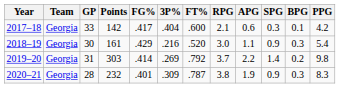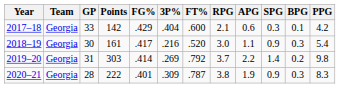(143, 28) .417 -> (143, 28) .429
(143, 43) .429 -> (143, 43) .417
(114, 75) 232 -> (114, 75) 222
